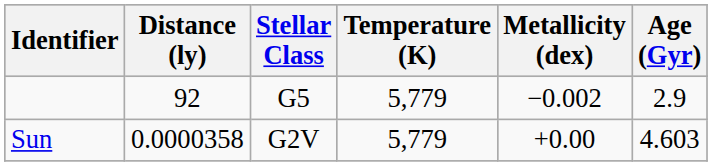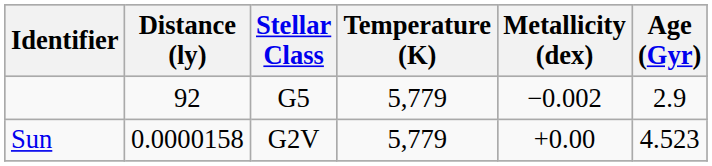(187, 139) 0.0000358 -> (187, 139) 0.0000158
(670, 139) 4.603 -> (670, 139) 4.523
